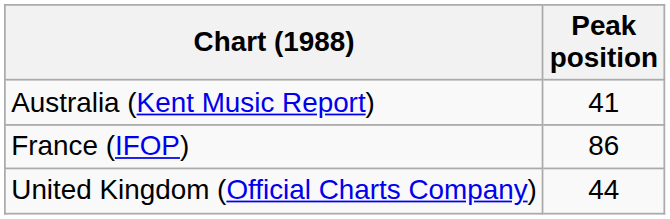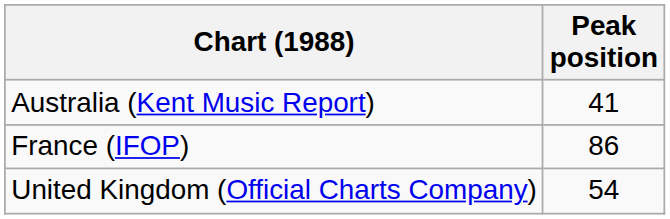(604, 190) 44 -> (604, 190) 54
